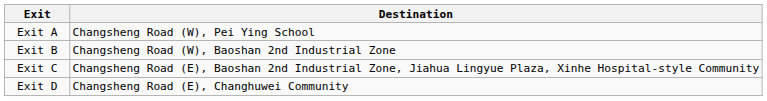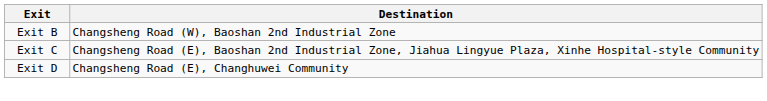- row: (37, 32)
